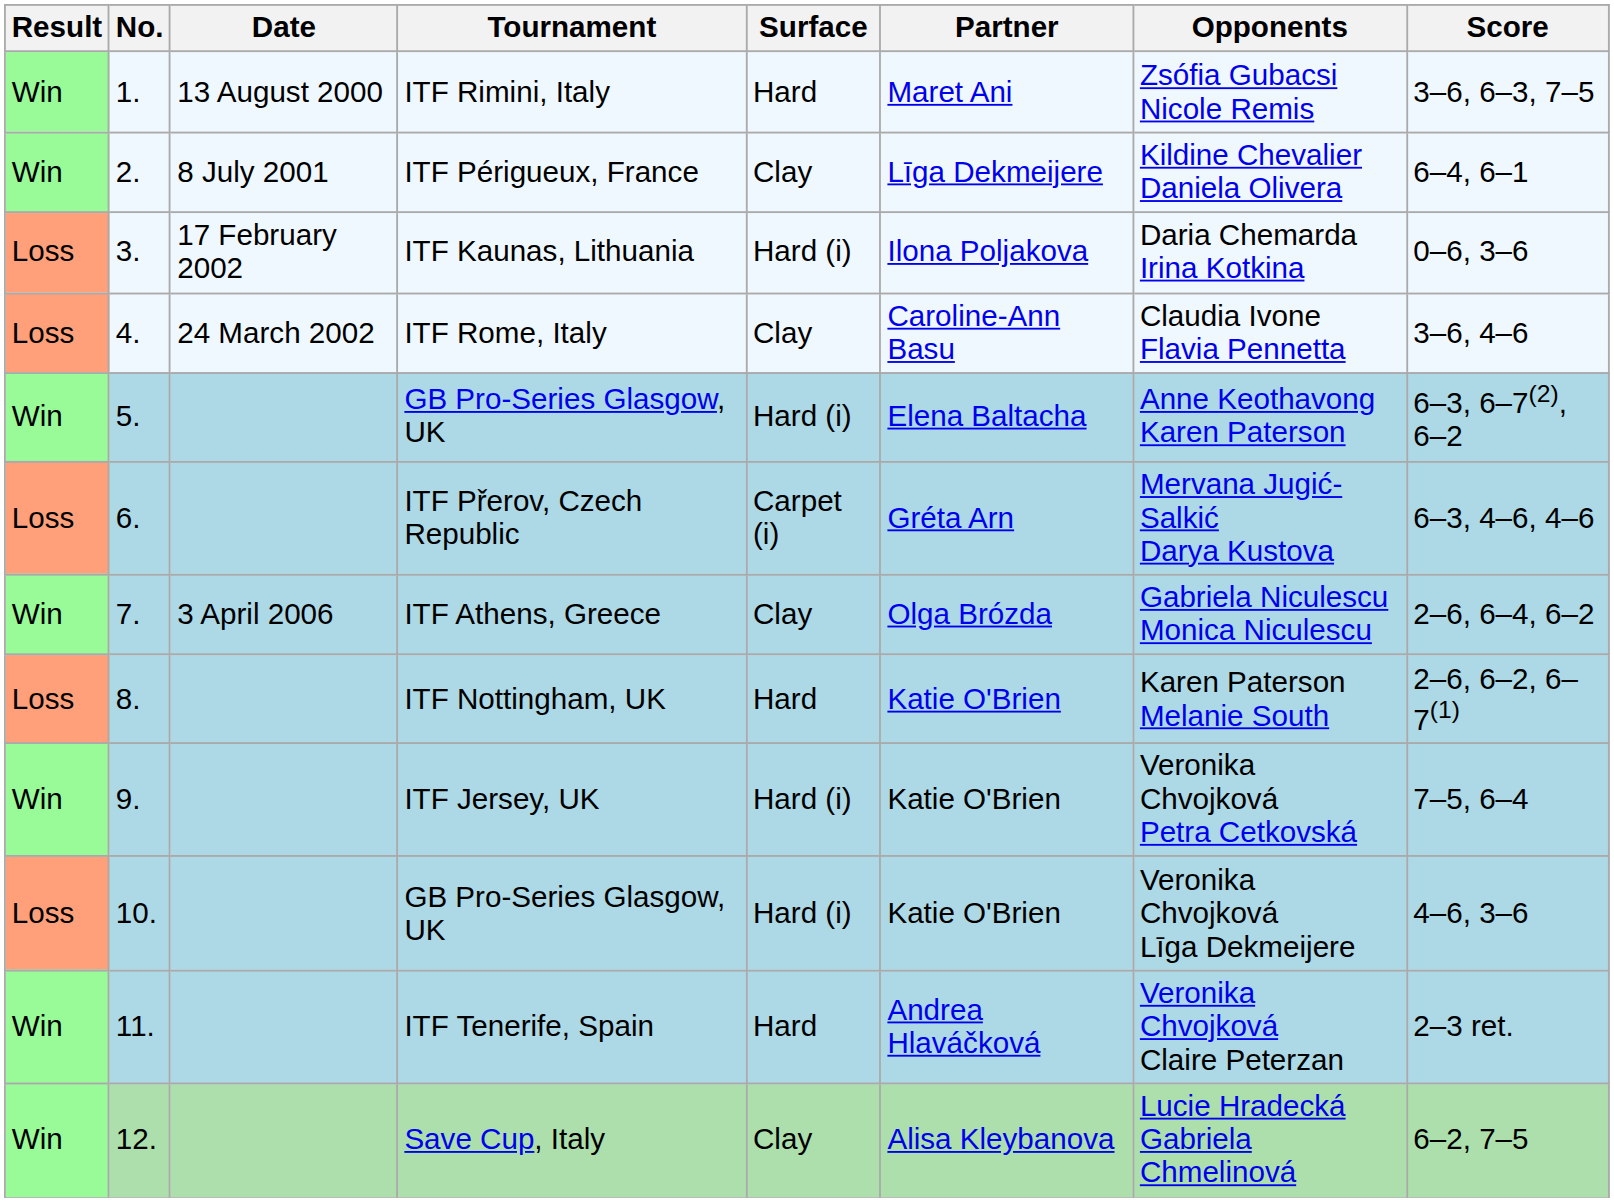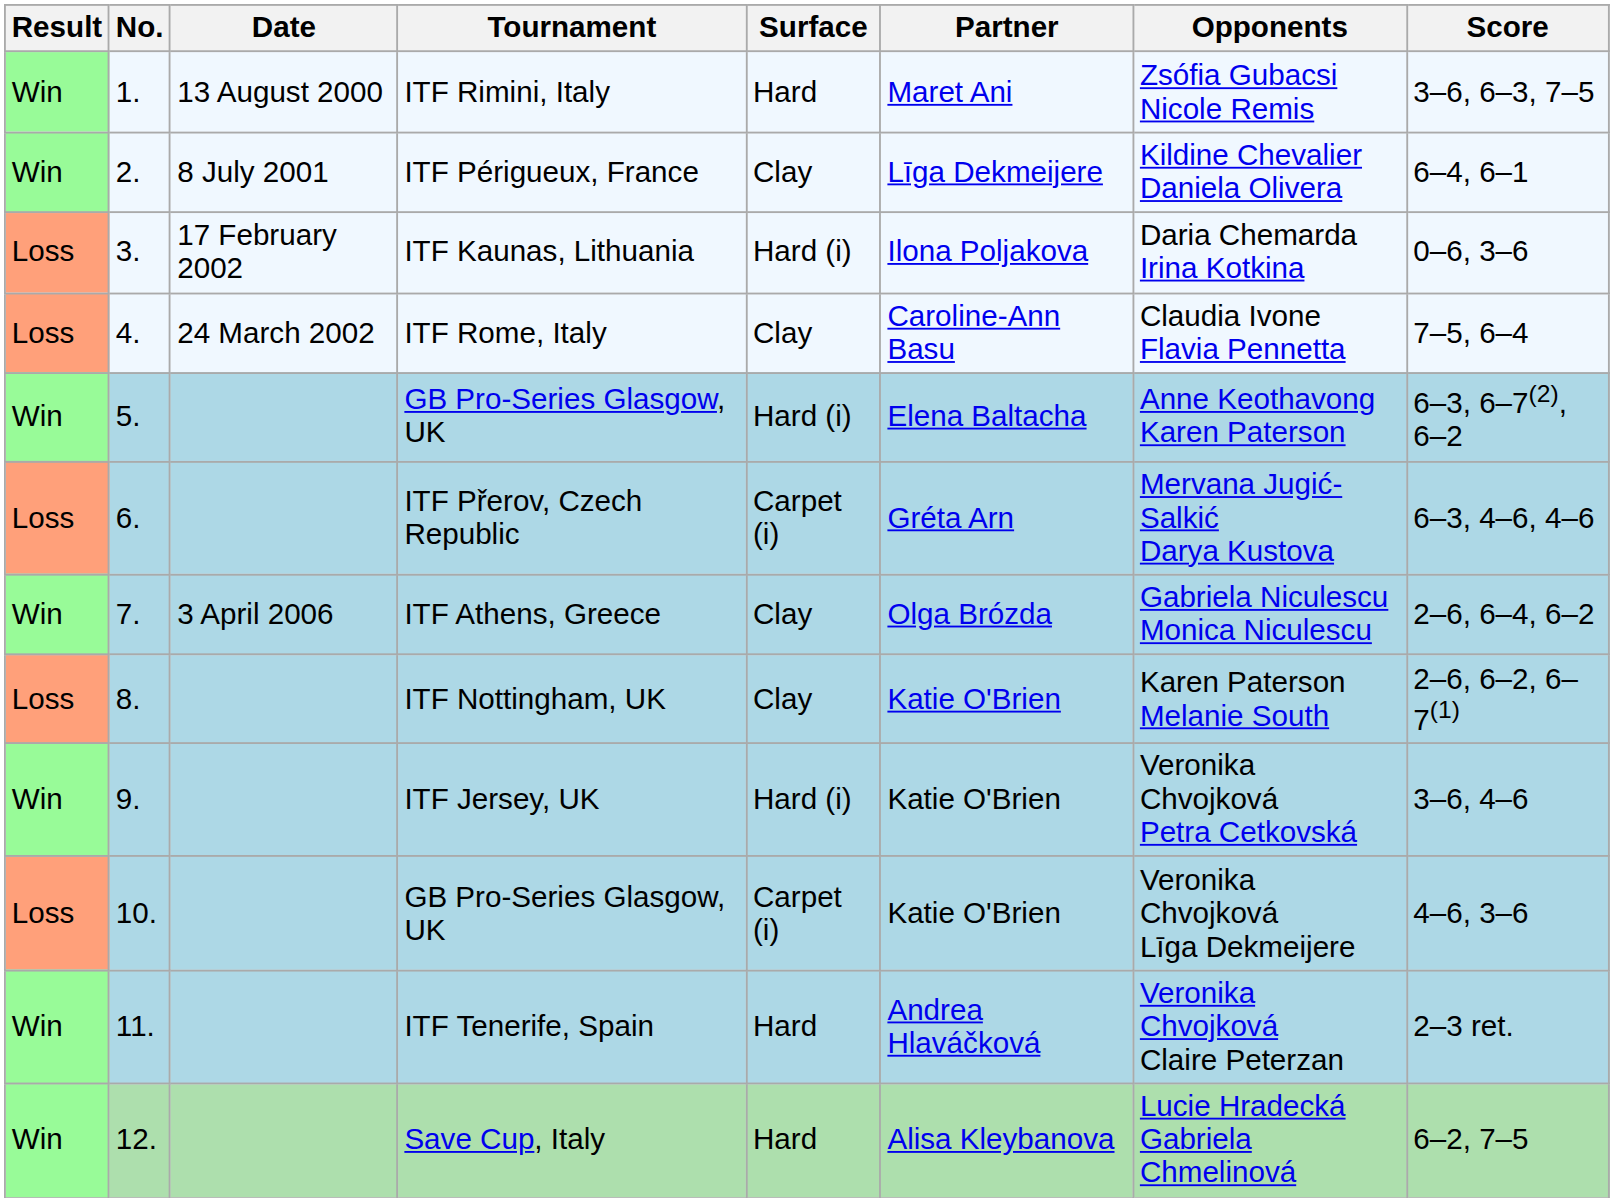(1471, 332) 3–6, 4–6 -> (1471, 332) 7–5, 6–4
(785, 698) Hard -> (783, 698) Clay
(1471, 799) 7–5, 6–4 -> (1471, 799) 3–6, 4–6
(802, 913) Hard (i) -> (797, 913) Carpet (i)
(783, 1140) Clay -> (785, 1140) Hard
